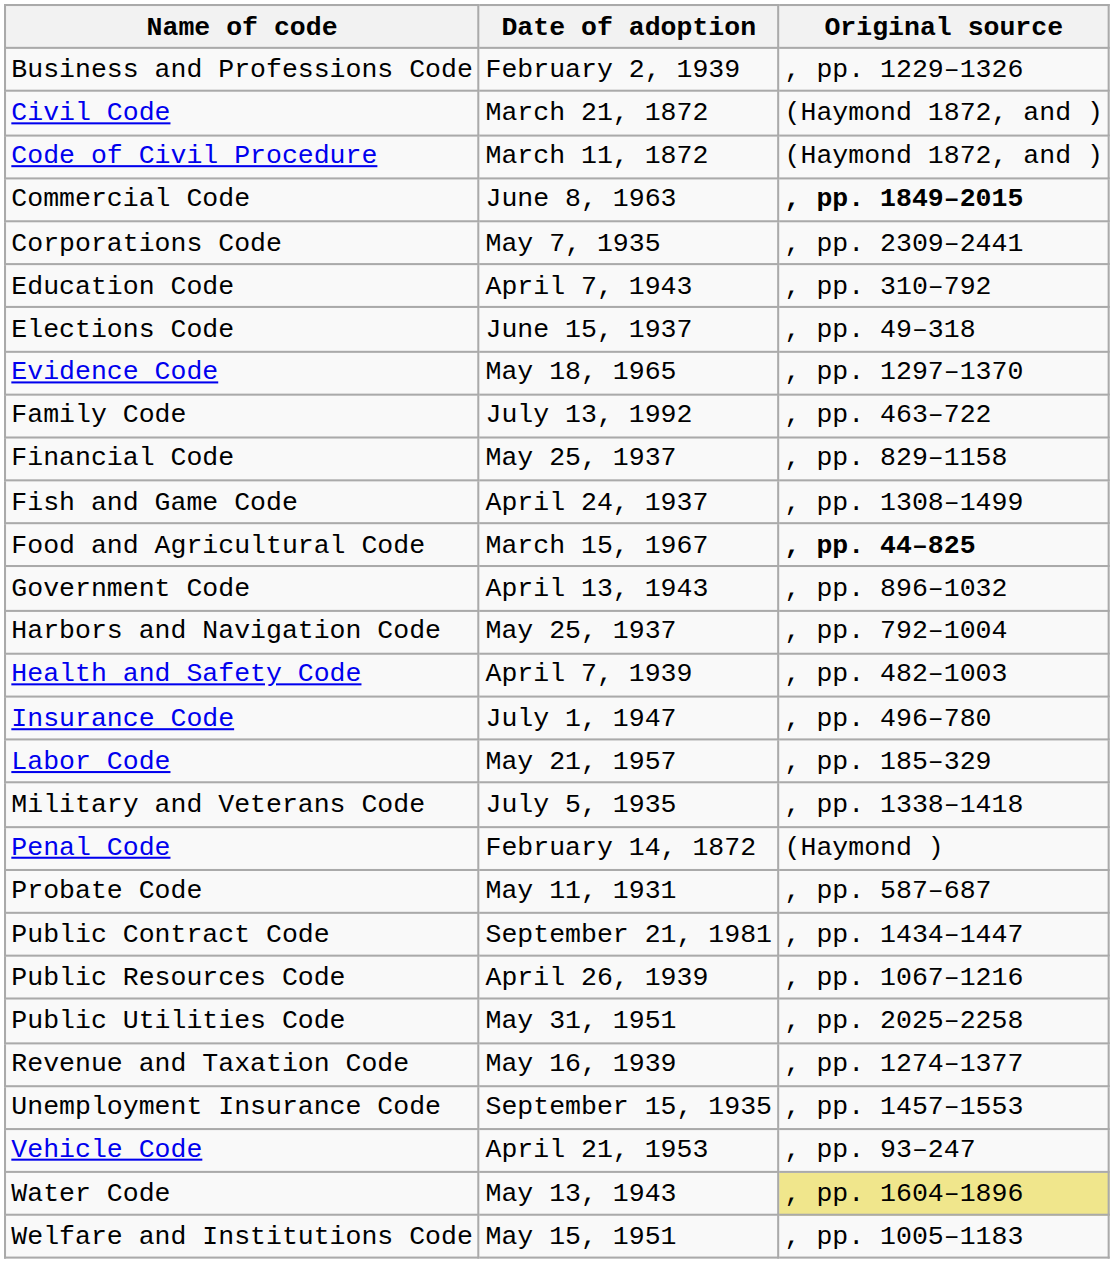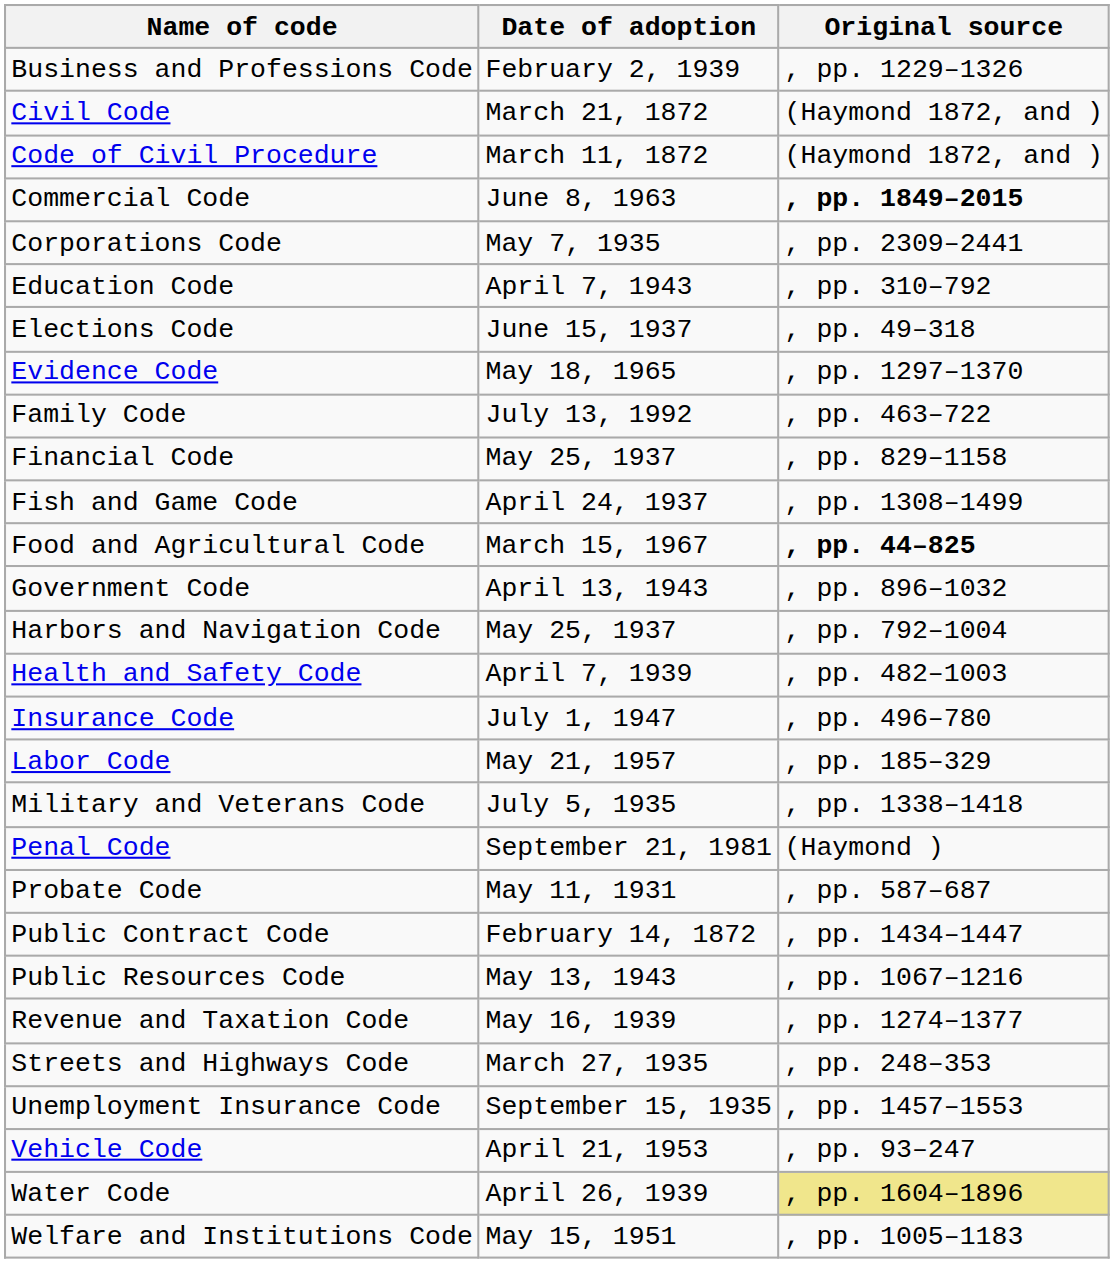(621, 848) February 14, 1872 -> (629, 848) September 21, 1981
(629, 934) September 21, 1981 -> (621, 934) February 14, 1872
(597, 978) April 26, 1939 -> (581, 978) May 13, 1943
- row: (178, 1021)
+ row: (210, 1064)
(581, 1194) May 13, 1943 -> (597, 1194) April 26, 1939
